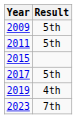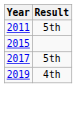- row: (18, 28)
- row: (18, 106)
